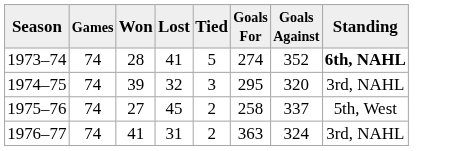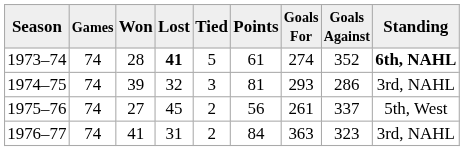+ column: (256, 26)
(174, 60) normal -> (174, 60) bold
(251, 84) 295 -> (301, 84) 293
(296, 84) 320 -> (347, 84) 286
(251, 108) 258 -> (301, 108) 261
(296, 133) 324 -> (347, 133) 323
